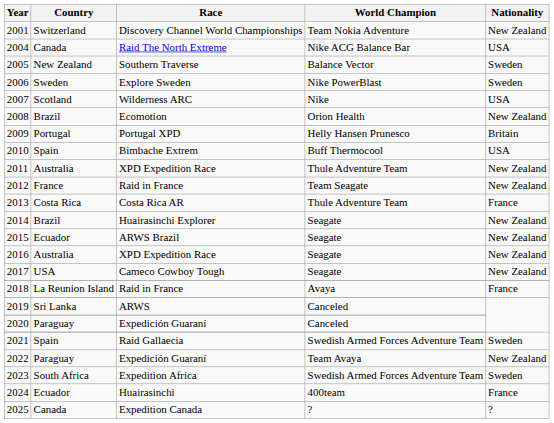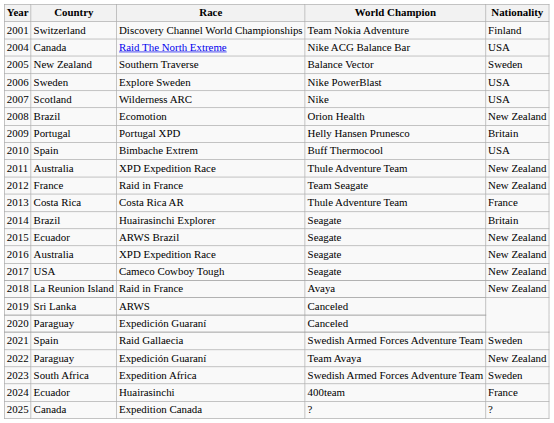(517, 30) New Zealand -> (505, 30) Finland
(505, 82) Sweden -> (499, 82) USA
(517, 220) New Zealand -> (503, 220) Britain
(503, 289) France -> (517, 289) New Zealand
